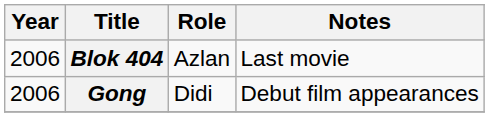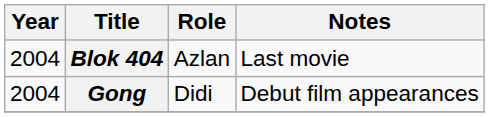(35, 58) 2006 -> (35, 58) 2004
(35, 93) 2006 -> (35, 93) 2004
